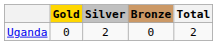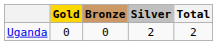columns swapped: (105, 14) <-> (151, 14)
